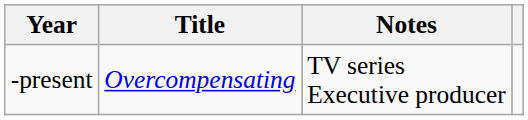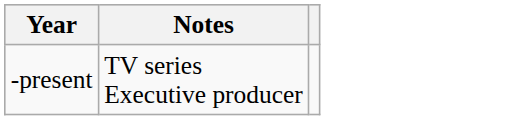- column: (200, 24)
